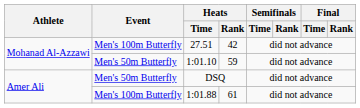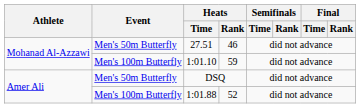(138, 45) Men's 100m Butterfly -> (135, 45) Men's 50m Butterfly
(233, 45) 42 -> (233, 45) 46
(135, 62) Men's 50m Butterfly -> (138, 62) Men's 100m Butterfly
(233, 95) 61 -> (233, 95) 52
